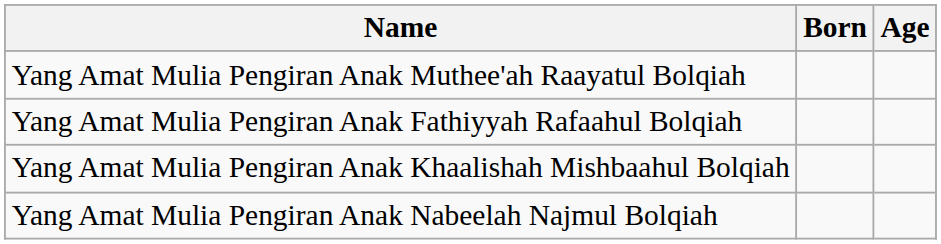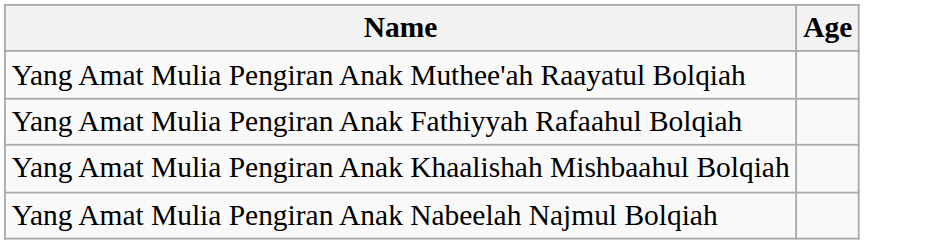- column: (835, 27)
